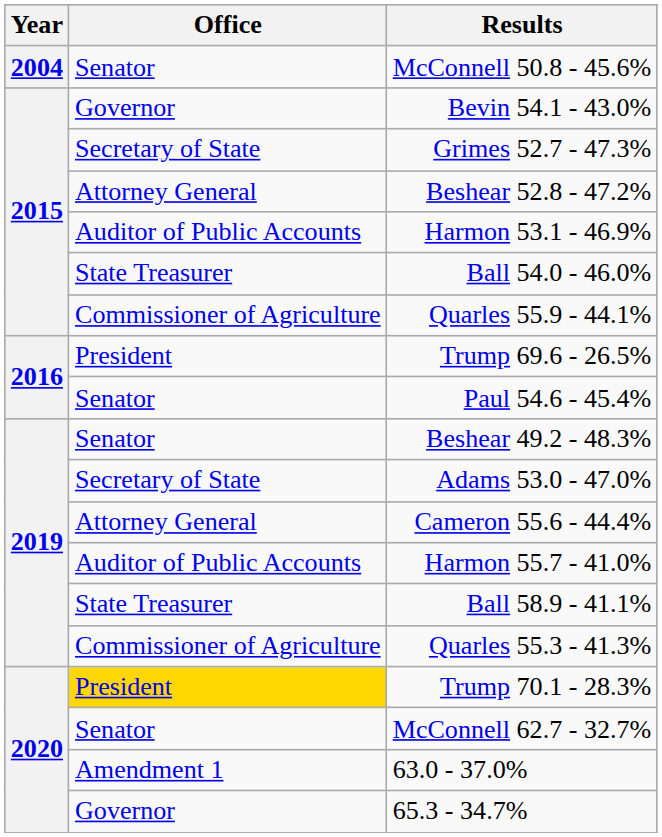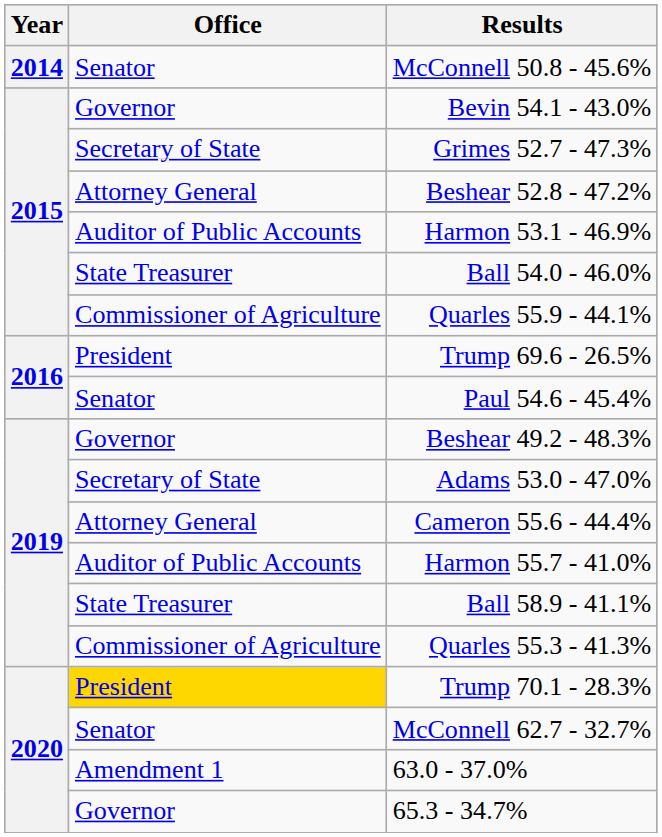(37, 66) 2004 -> (37, 66) 2014
(115, 438) Senator -> (125, 438) Governor
